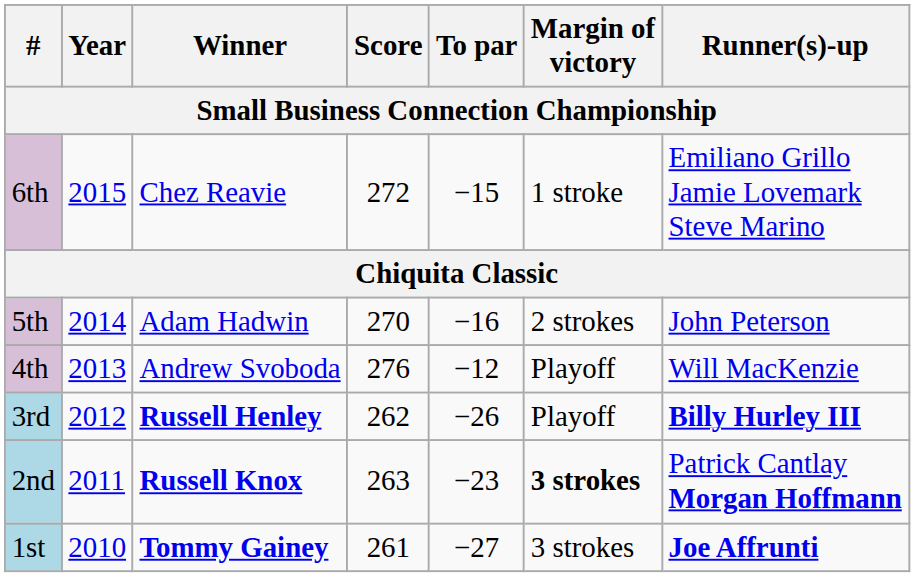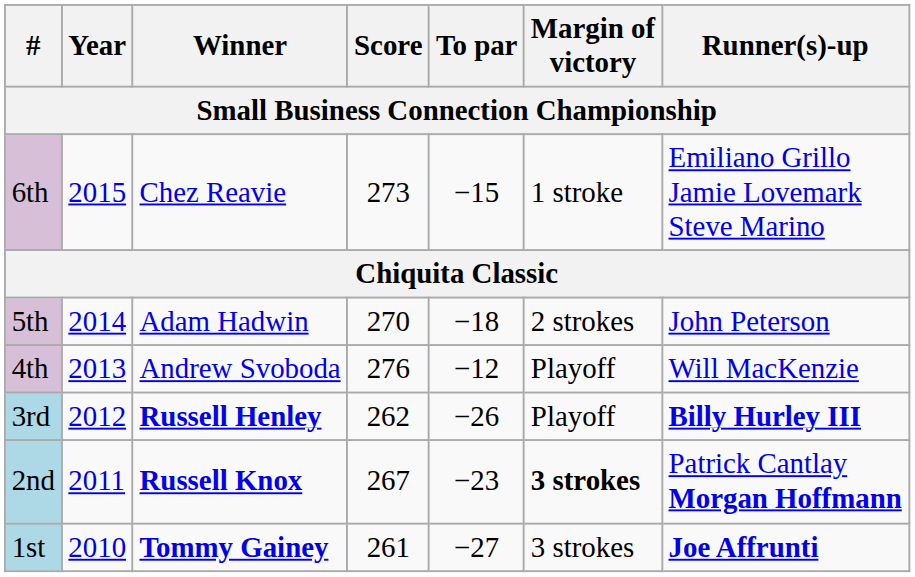(388, 192) 272 -> (388, 192) 273
(477, 321) −16 -> (477, 321) −18
(388, 481) 263 -> (388, 481) 267
